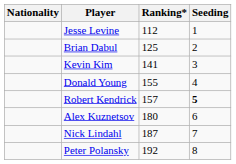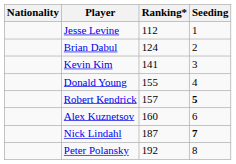(150, 47) 125 -> (150, 47) 124
(150, 116) 180 -> (150, 116) 160
(195, 133) normal -> (195, 133) bold
